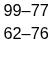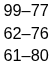+ row: (26, 56)
